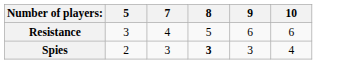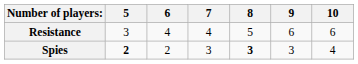+ column: (167, 13)
(126, 50) normal -> (126, 50) bold
